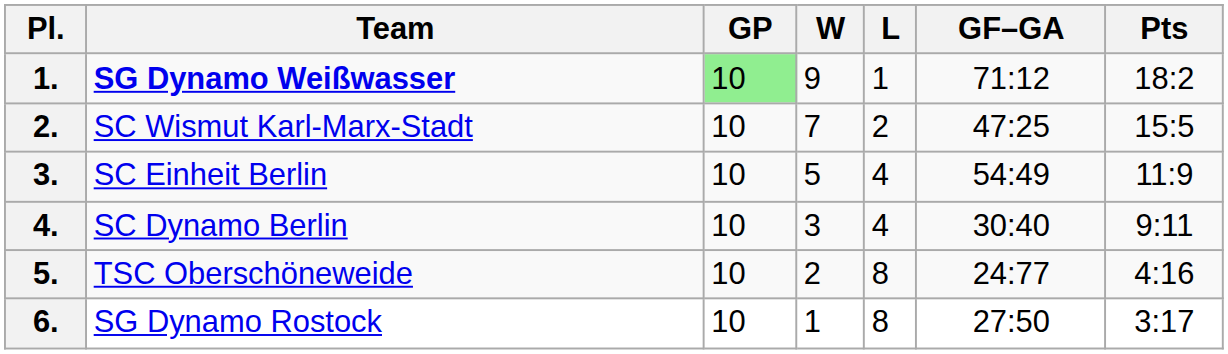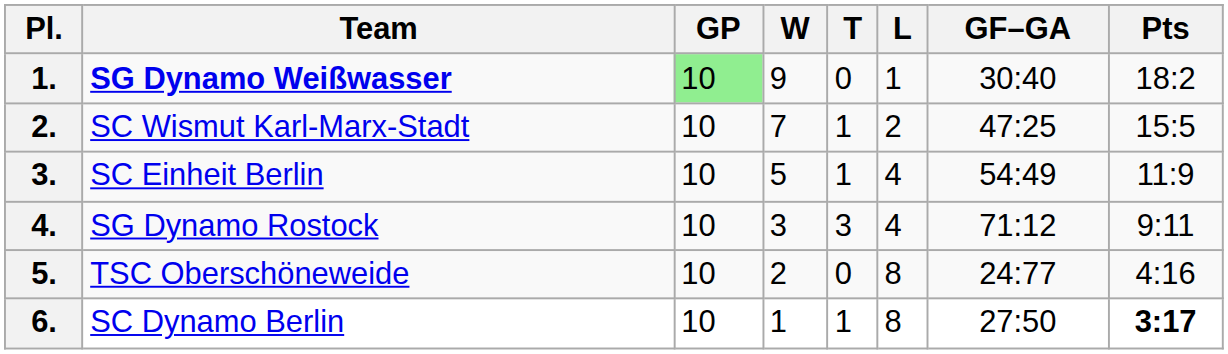+ column: (853, 28)
(1011, 77) 71:12 -> (1018, 77) 30:40
(221, 224) SC Dynamo Berlin -> (234, 224) SG Dynamo Rostock
(1011, 224) 30:40 -> (1018, 224) 71:12
(238, 322) SG Dynamo Rostock -> (217, 322) SC Dynamo Berlin
(1164, 322) normal -> (1166, 322) bold
